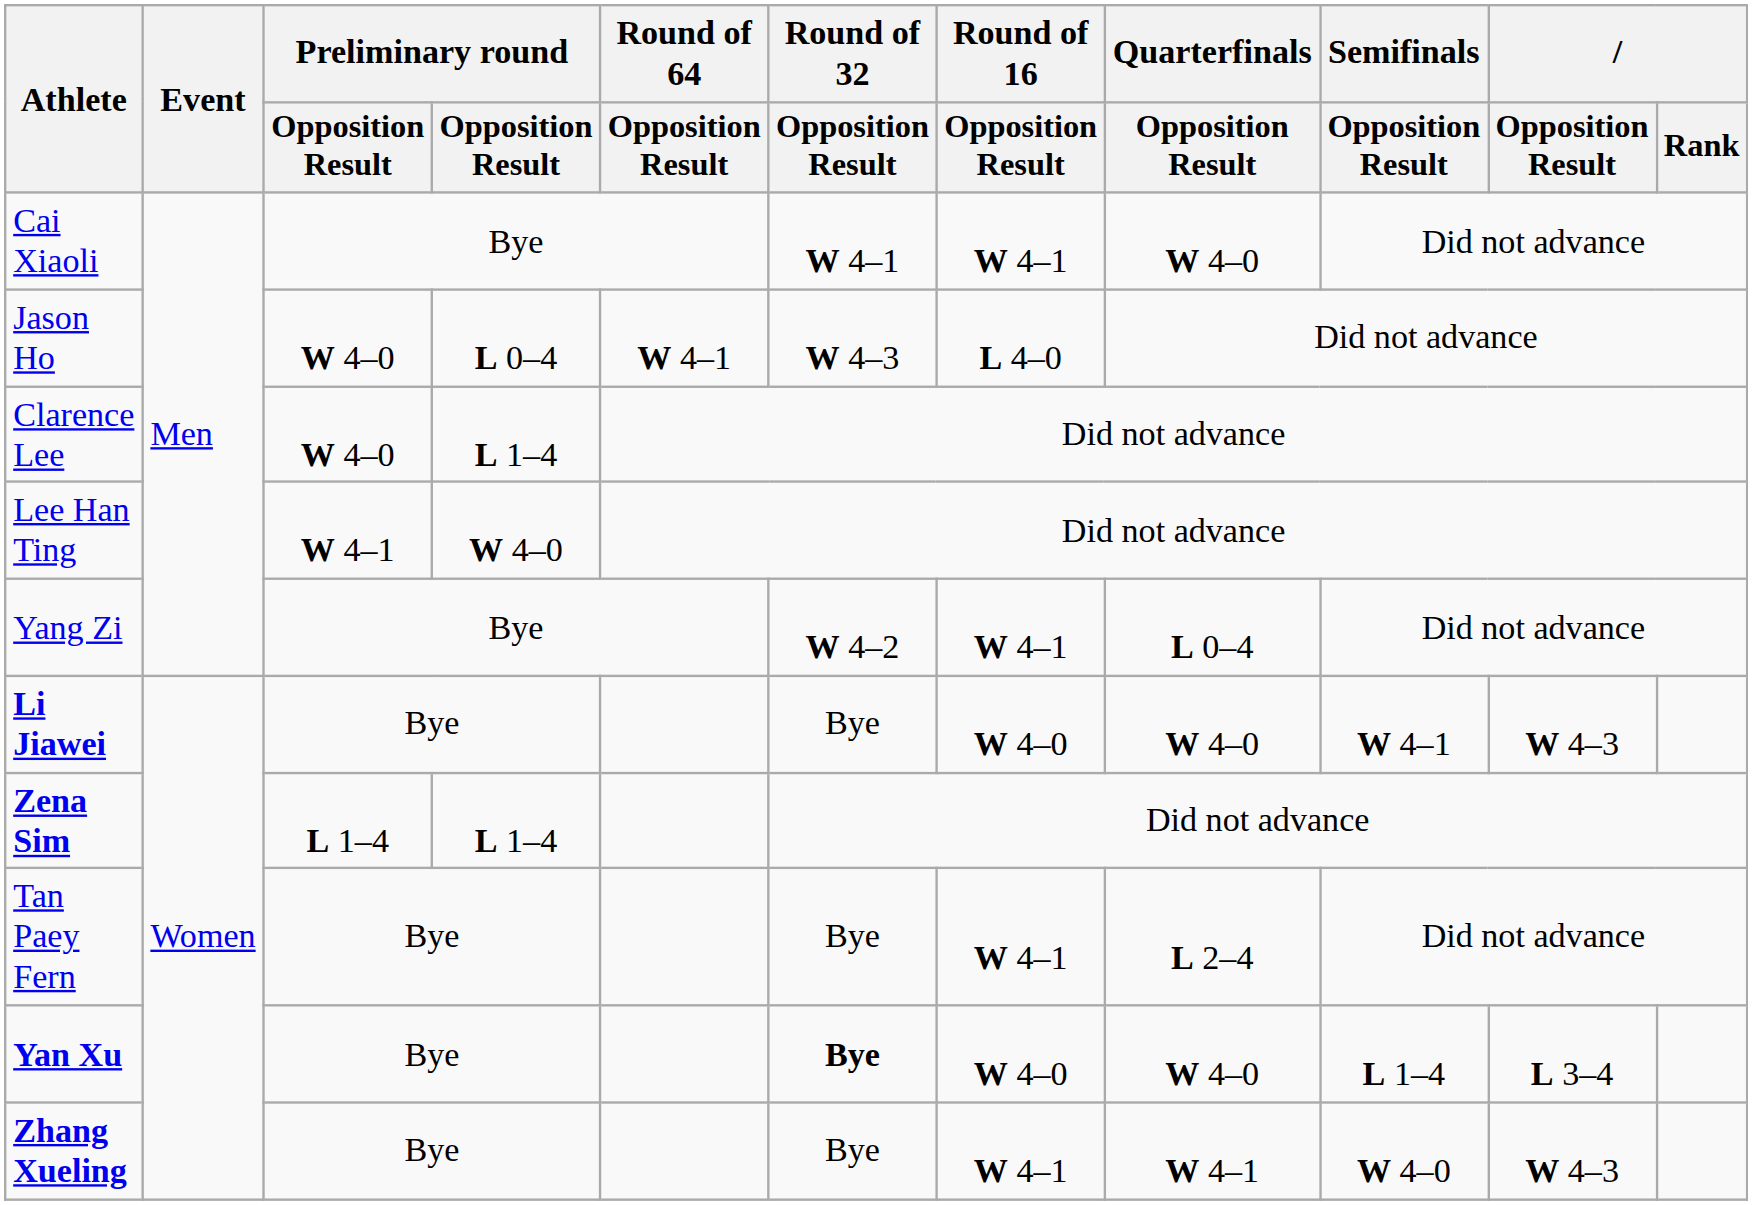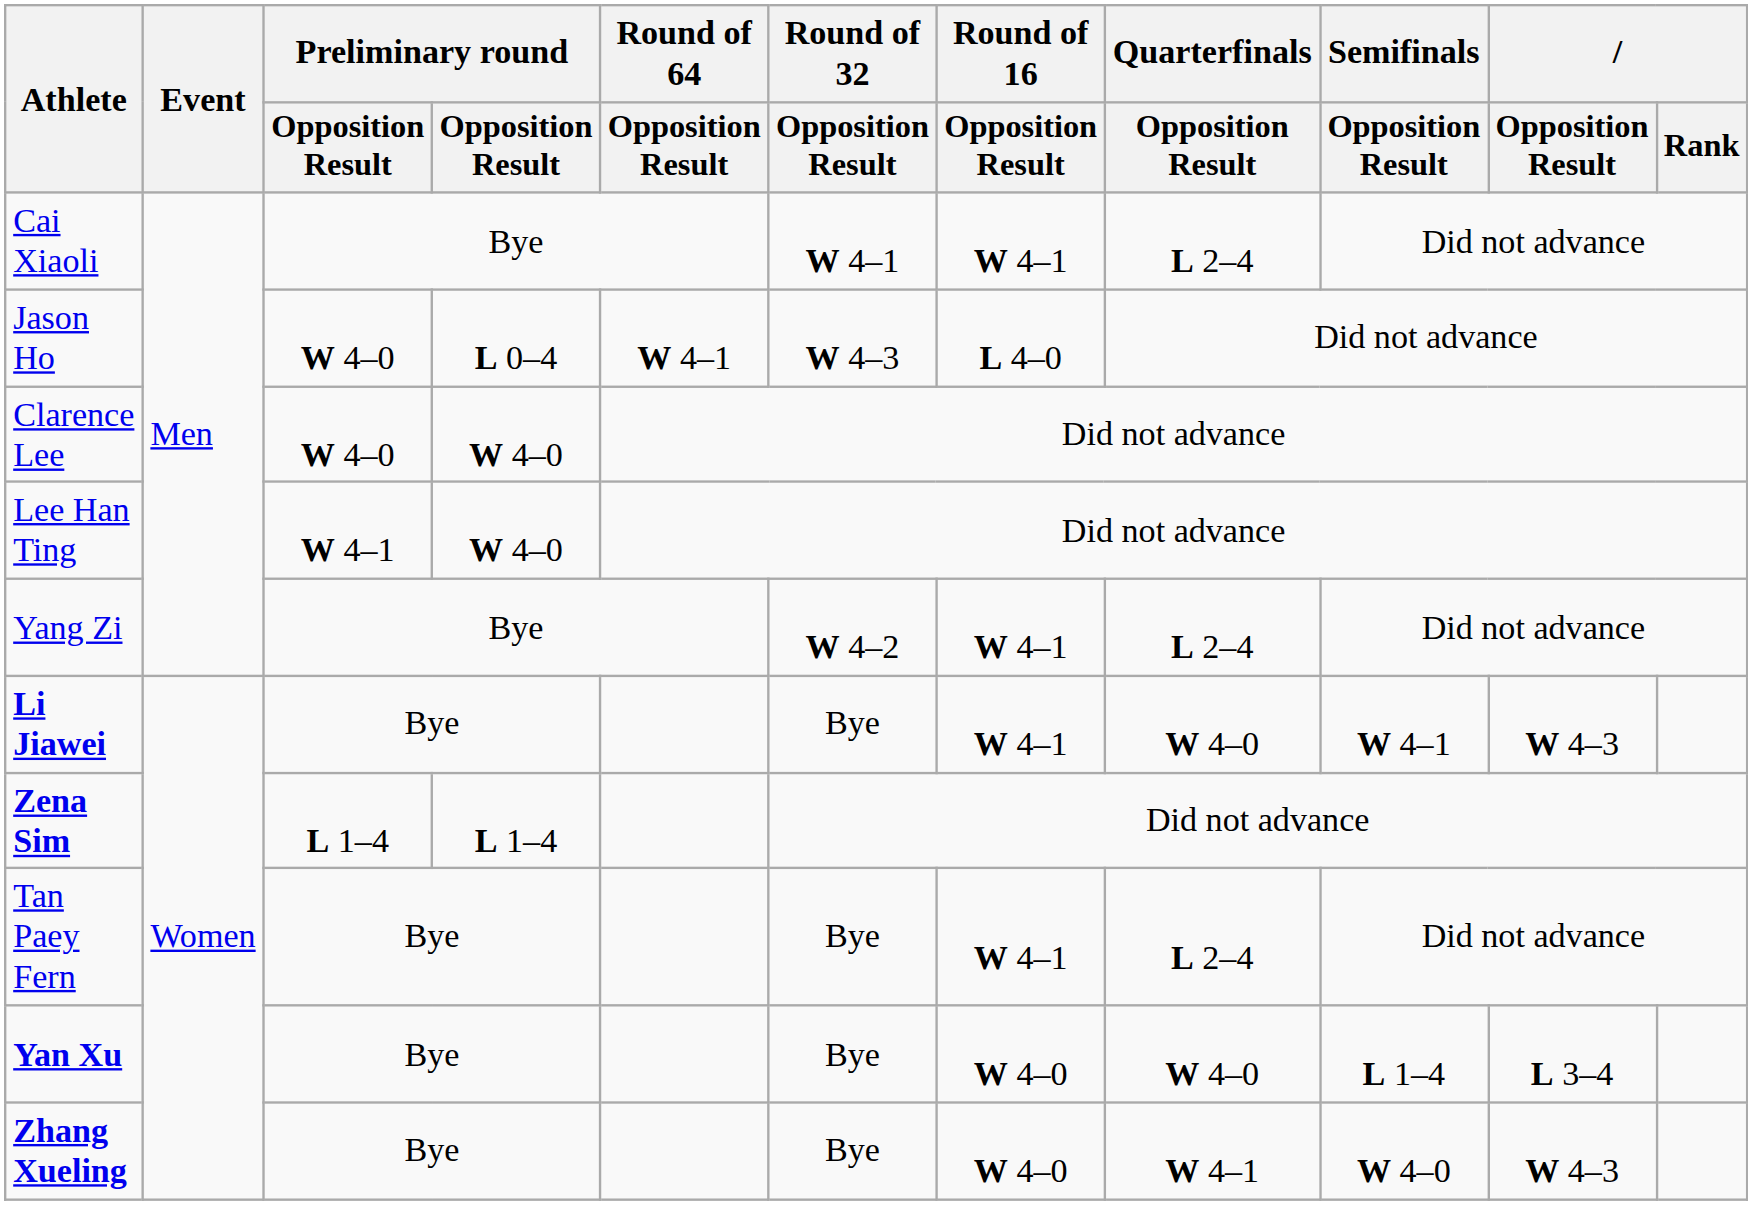(1212, 261) W 4–0 -> (1212, 261) L 2–4
(516, 454) L 1–4 -> (516, 454) W 4–0
(1212, 647) L 0–4 -> (1212, 647) L 2–4
(1021, 743) W 4–0 -> (1021, 743) W 4–1
(852, 1053) bold -> (852, 1053) normal
(1021, 1170) W 4–1 -> (1021, 1170) W 4–0
